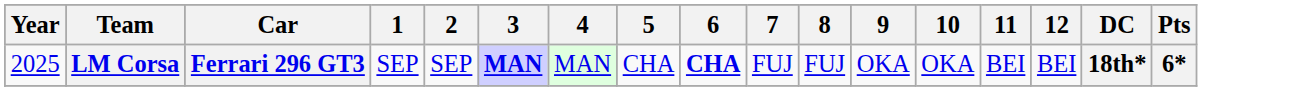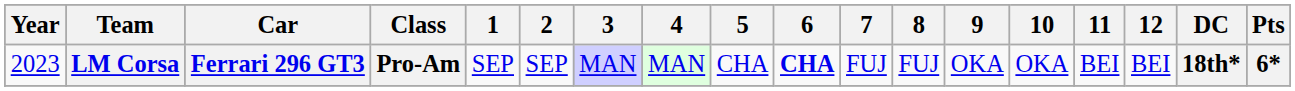+ column: (418, 24)
(35, 64) 2025 -> (35, 64) 2023
(513, 64) bold -> (608, 64) normal
